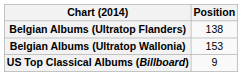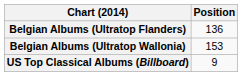(214, 29) 138 -> (214, 29) 136
